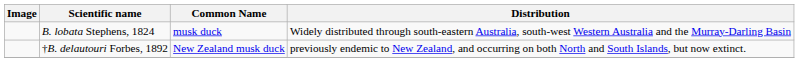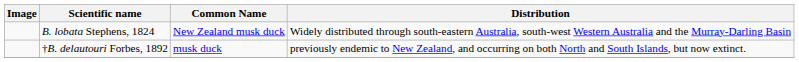(198, 31) musk duck -> (229, 31) New Zealand musk duck
(229, 48) New Zealand musk duck -> (198, 48) musk duck
